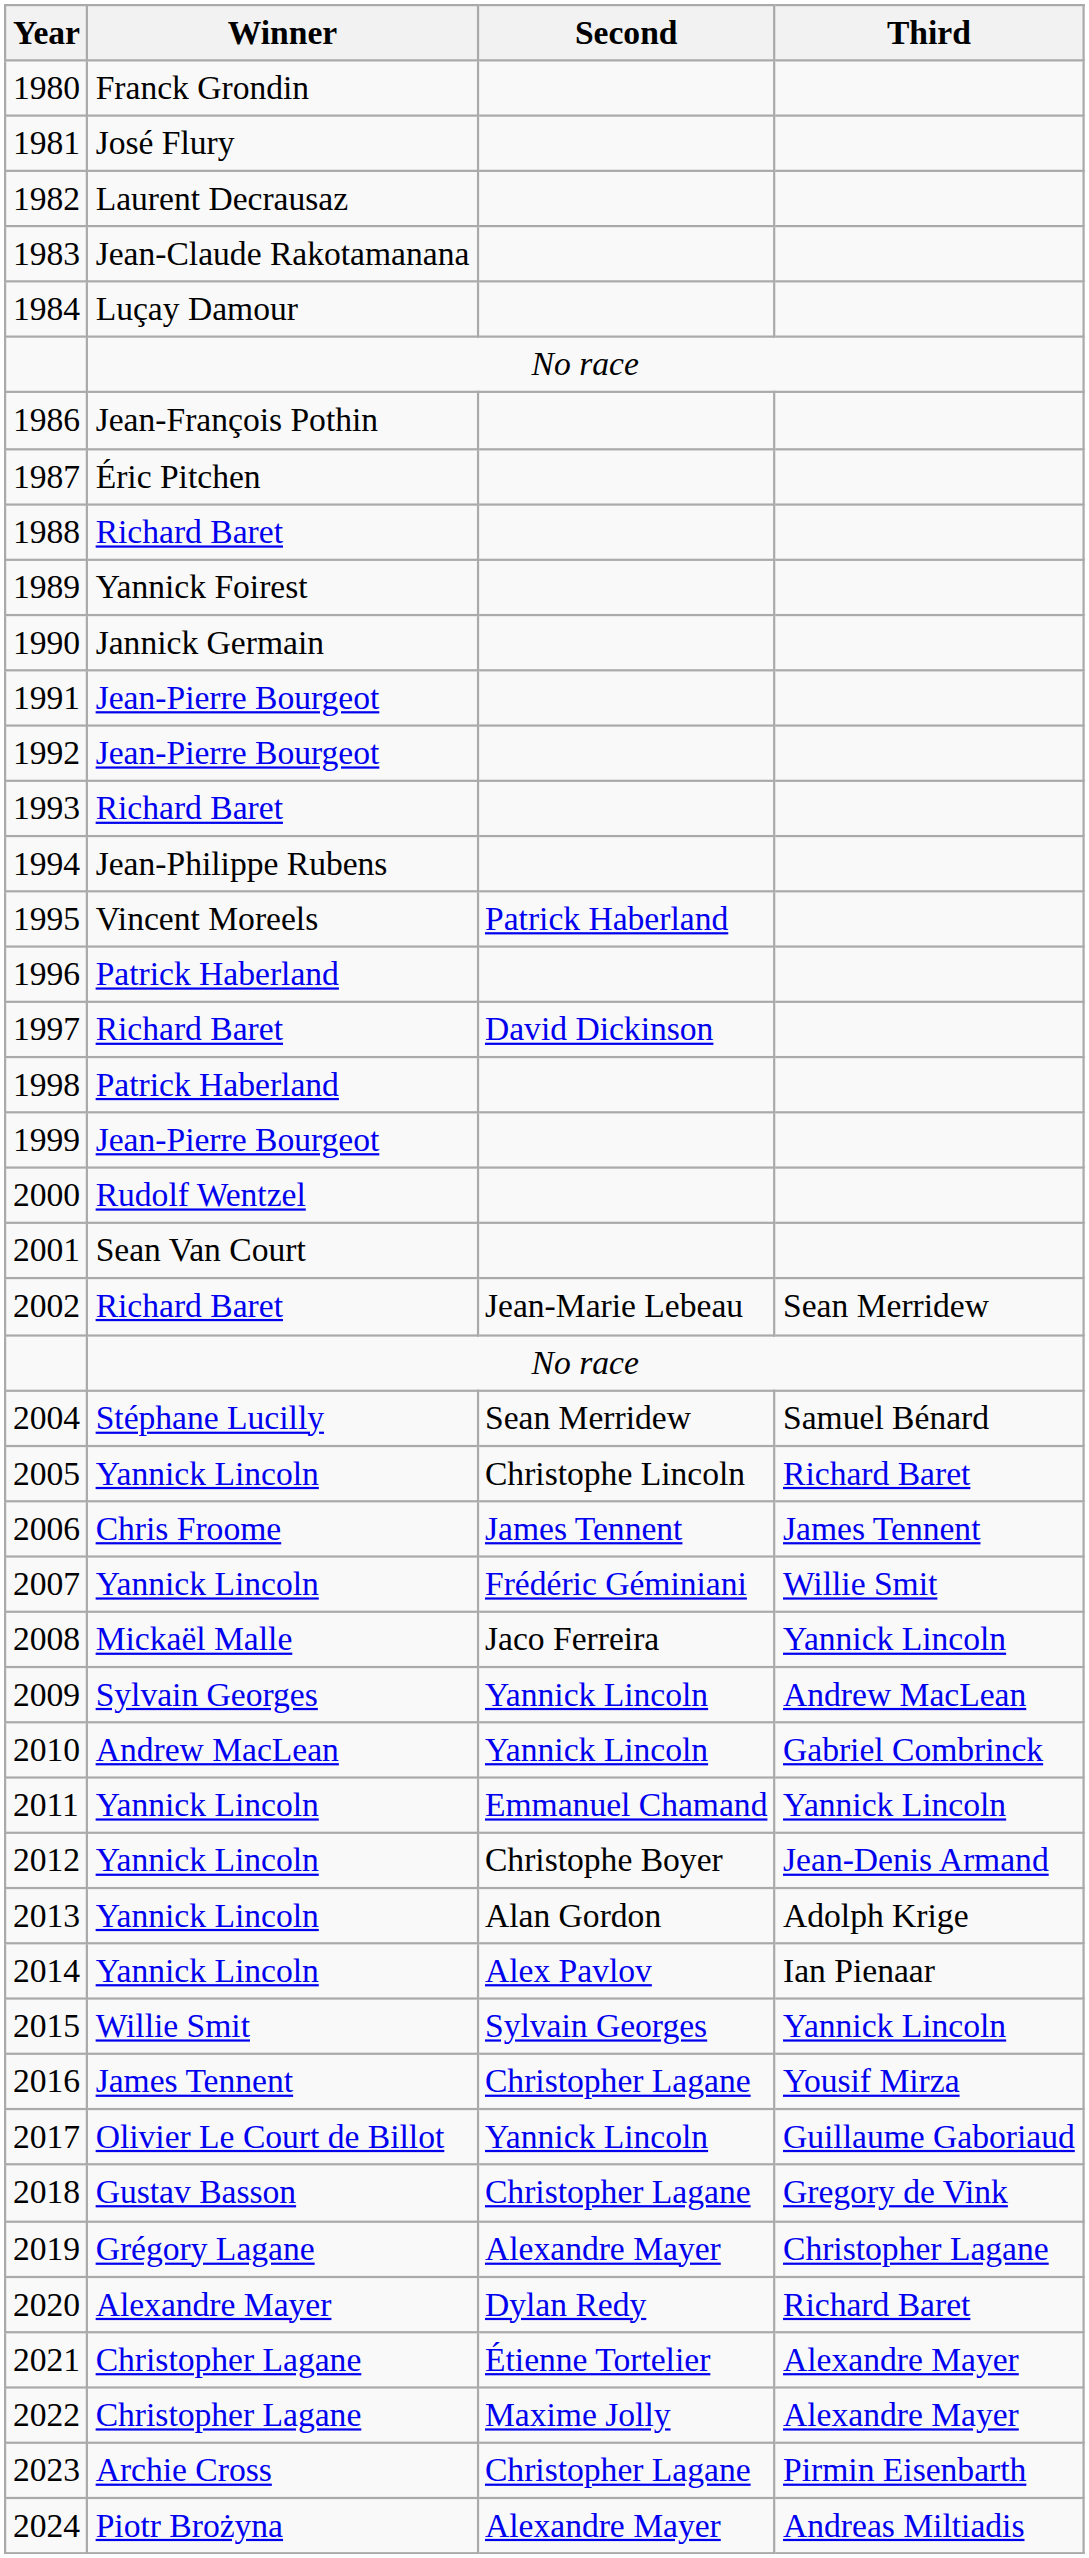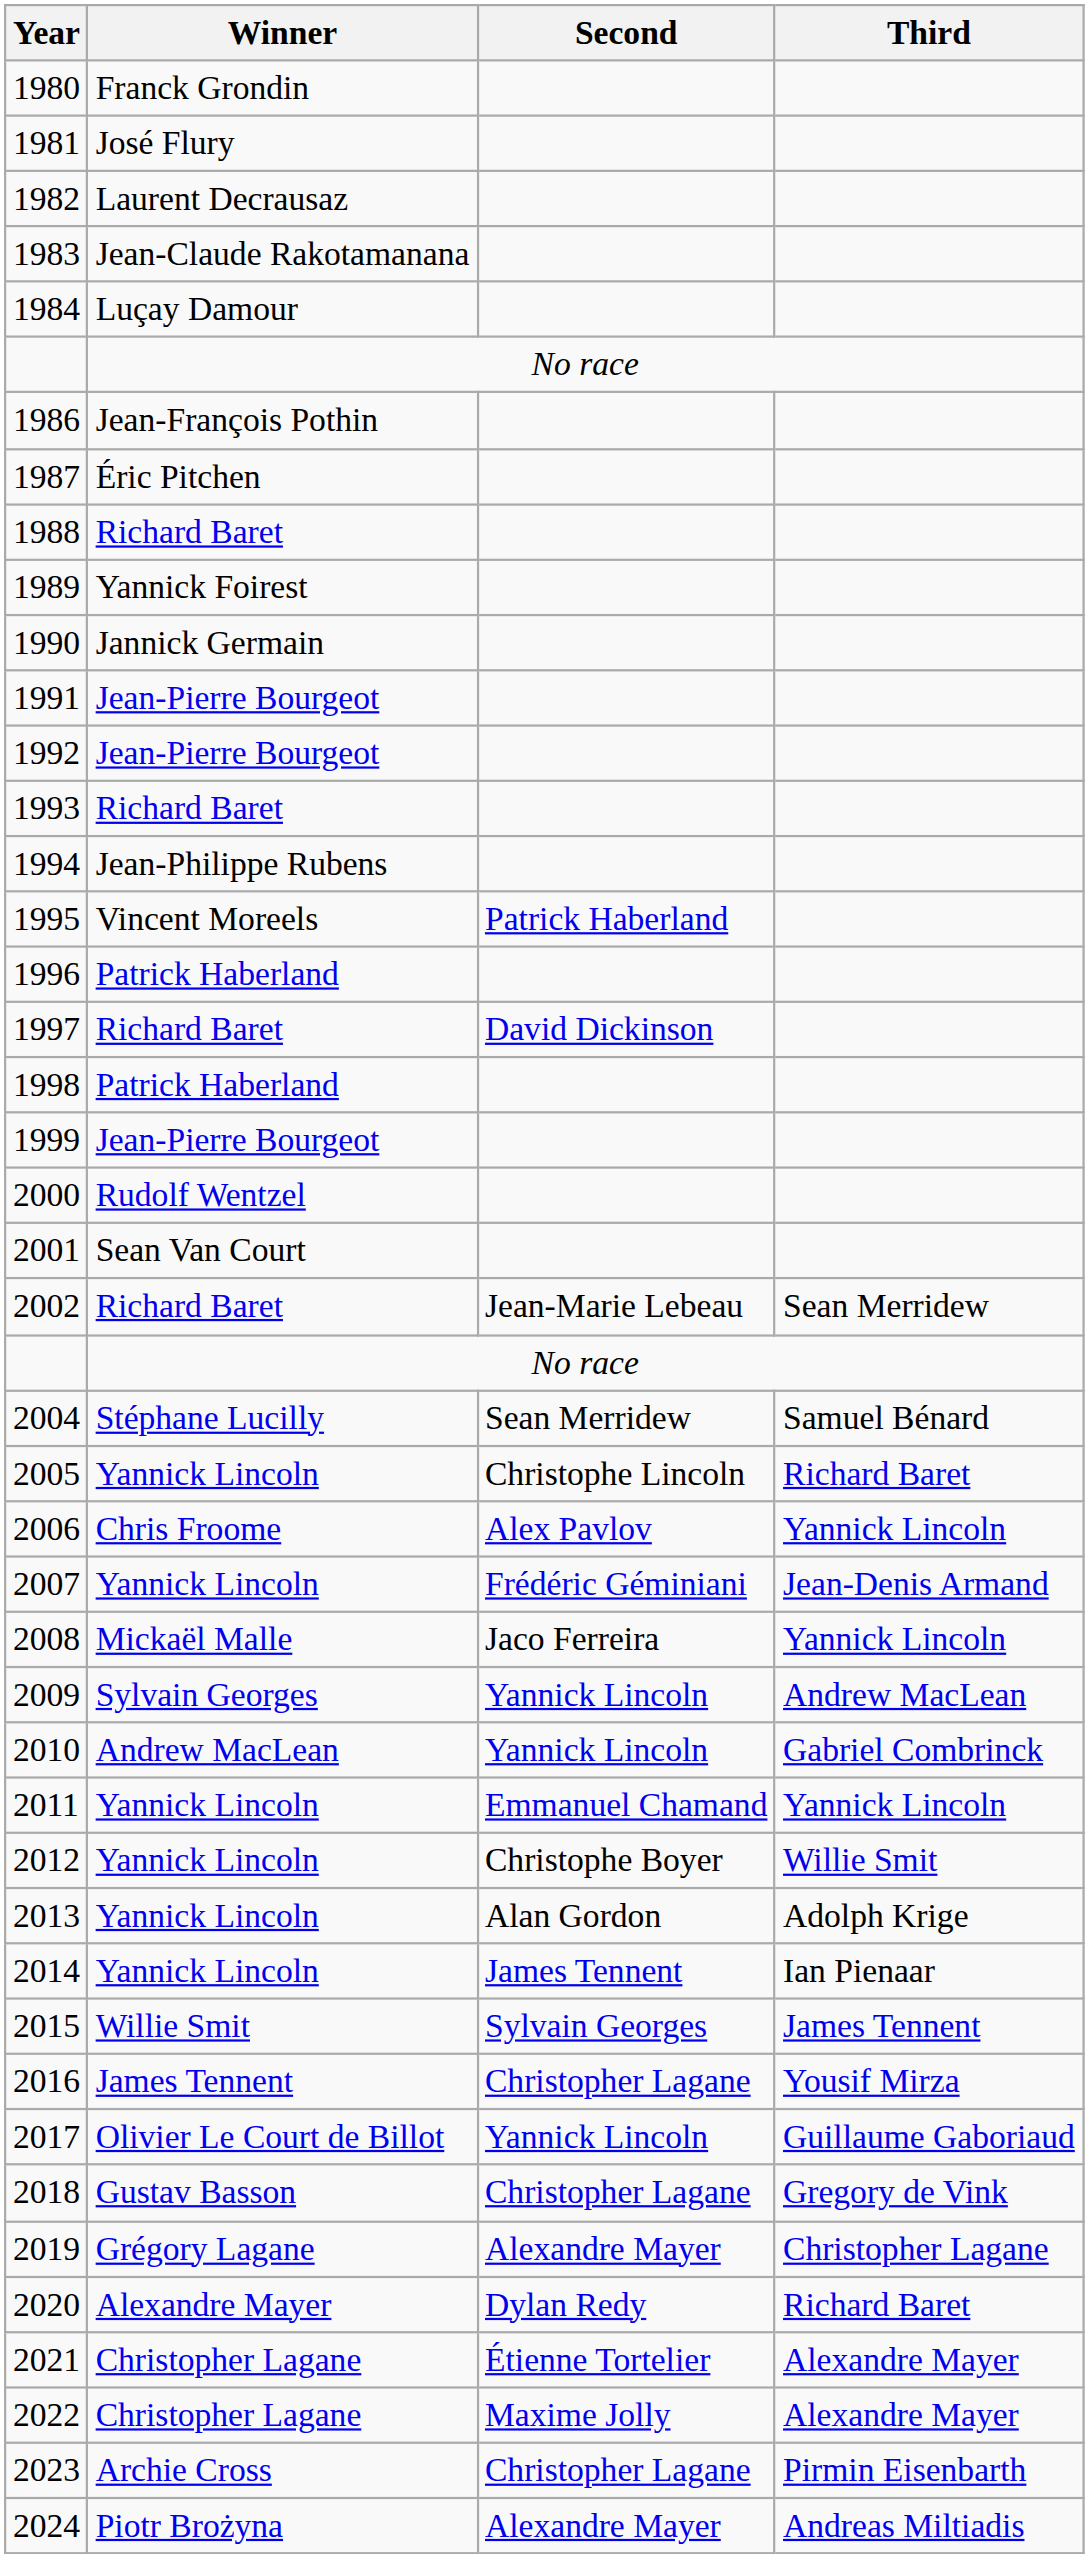(584, 1527) James Tennent -> (568, 1527) Alex Pavlov
(882, 1527) James Tennent -> (895, 1527) Yannick Lincoln
(860, 1583) Willie Smit -> (916, 1583) Jean-Denis Armand
(916, 1860) Jean-Denis Armand -> (860, 1860) Willie Smit
(568, 1970) Alex Pavlov -> (584, 1970) James Tennent
(895, 2026) Yannick Lincoln -> (882, 2026) James Tennent
